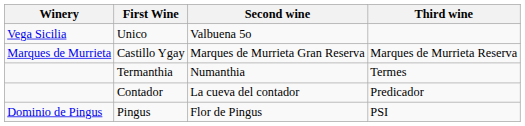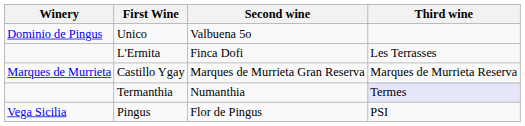(37, 33) Vega Sicilia -> (55, 33) Dominio de Pingus
+ row: (139, 53)
(388, 72) no background -> (388, 92) lavender background
- row: (140, 92)
(55, 111) Dominio de Pingus -> (37, 111) Vega Sicilia
